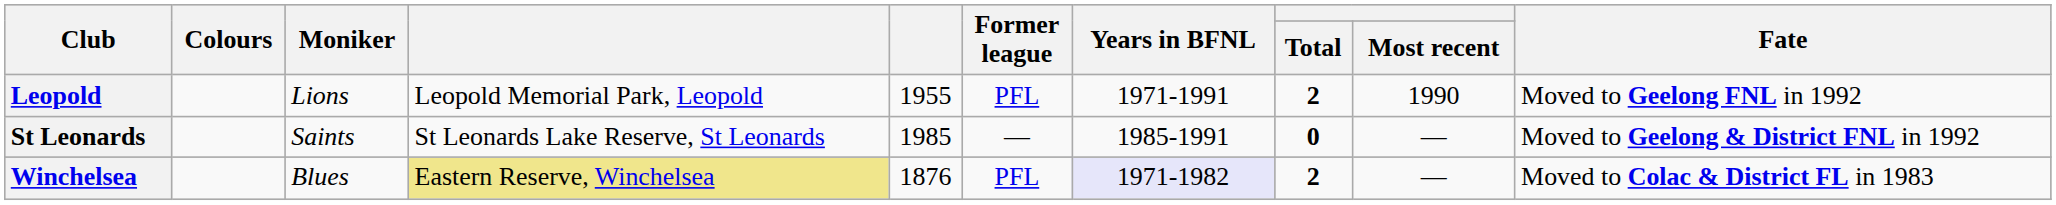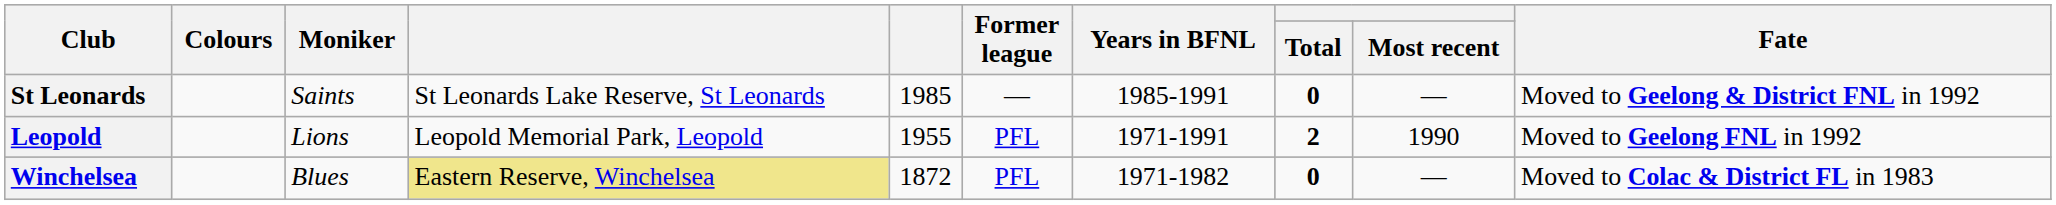rows swapped: (56, 95) <-> (78, 136)
(926, 177) 1876 -> (926, 177) 1872
(1173, 177) lavender background -> (1173, 177) no background
(1313, 177) 2 -> (1313, 177) 0
